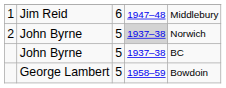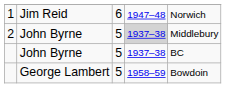(194, 14) Middlebury -> (188, 14) Norwich
(188, 34) Norwich -> (194, 34) Middlebury
